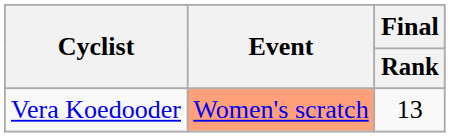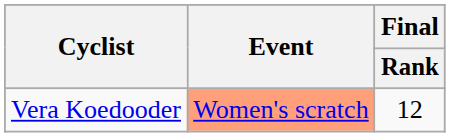(410, 110) 13 -> (410, 110) 12
